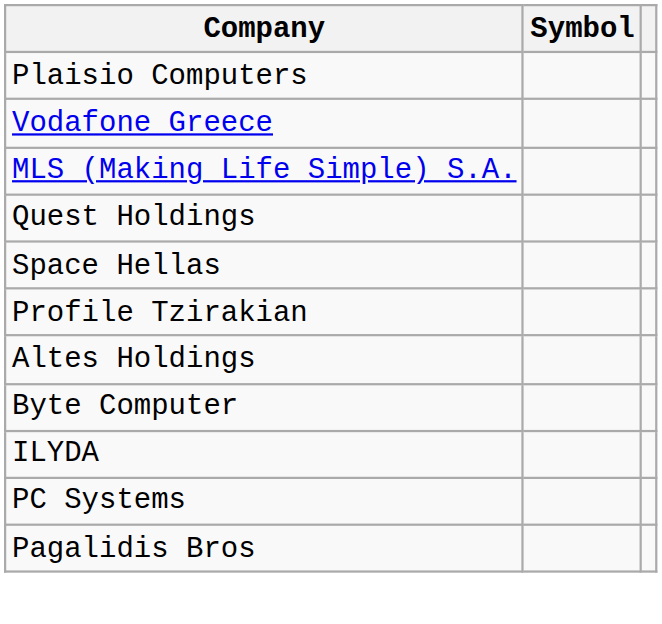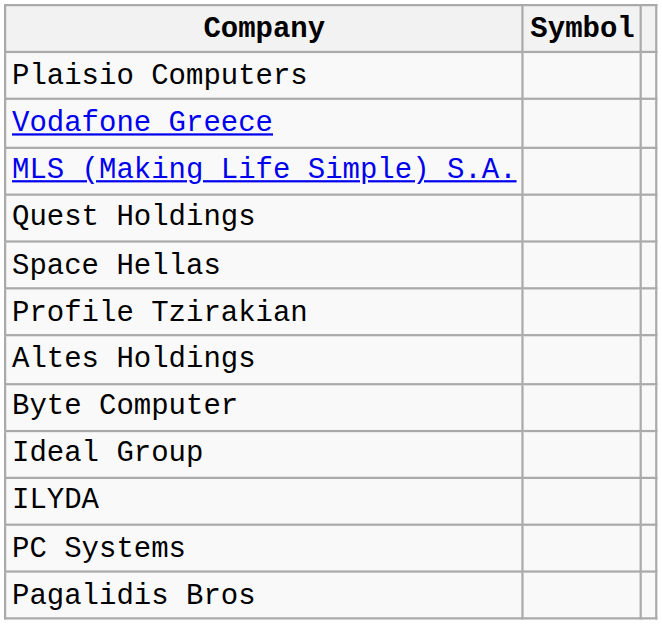+ row: (108, 454)
